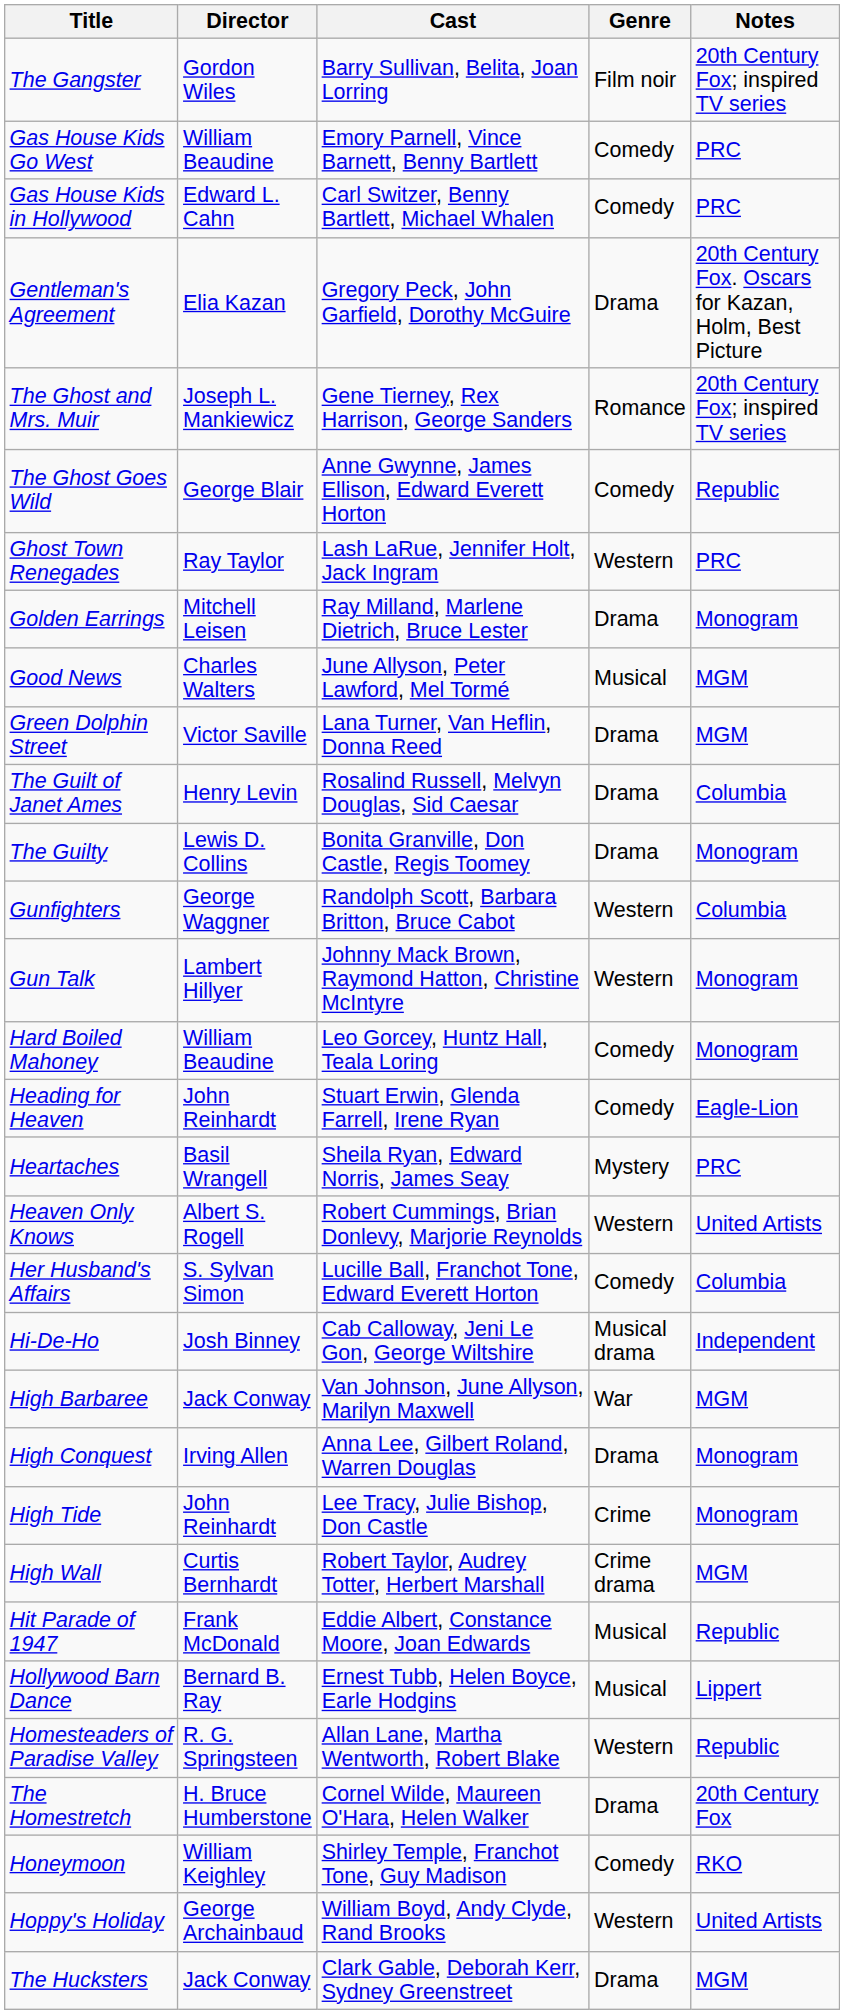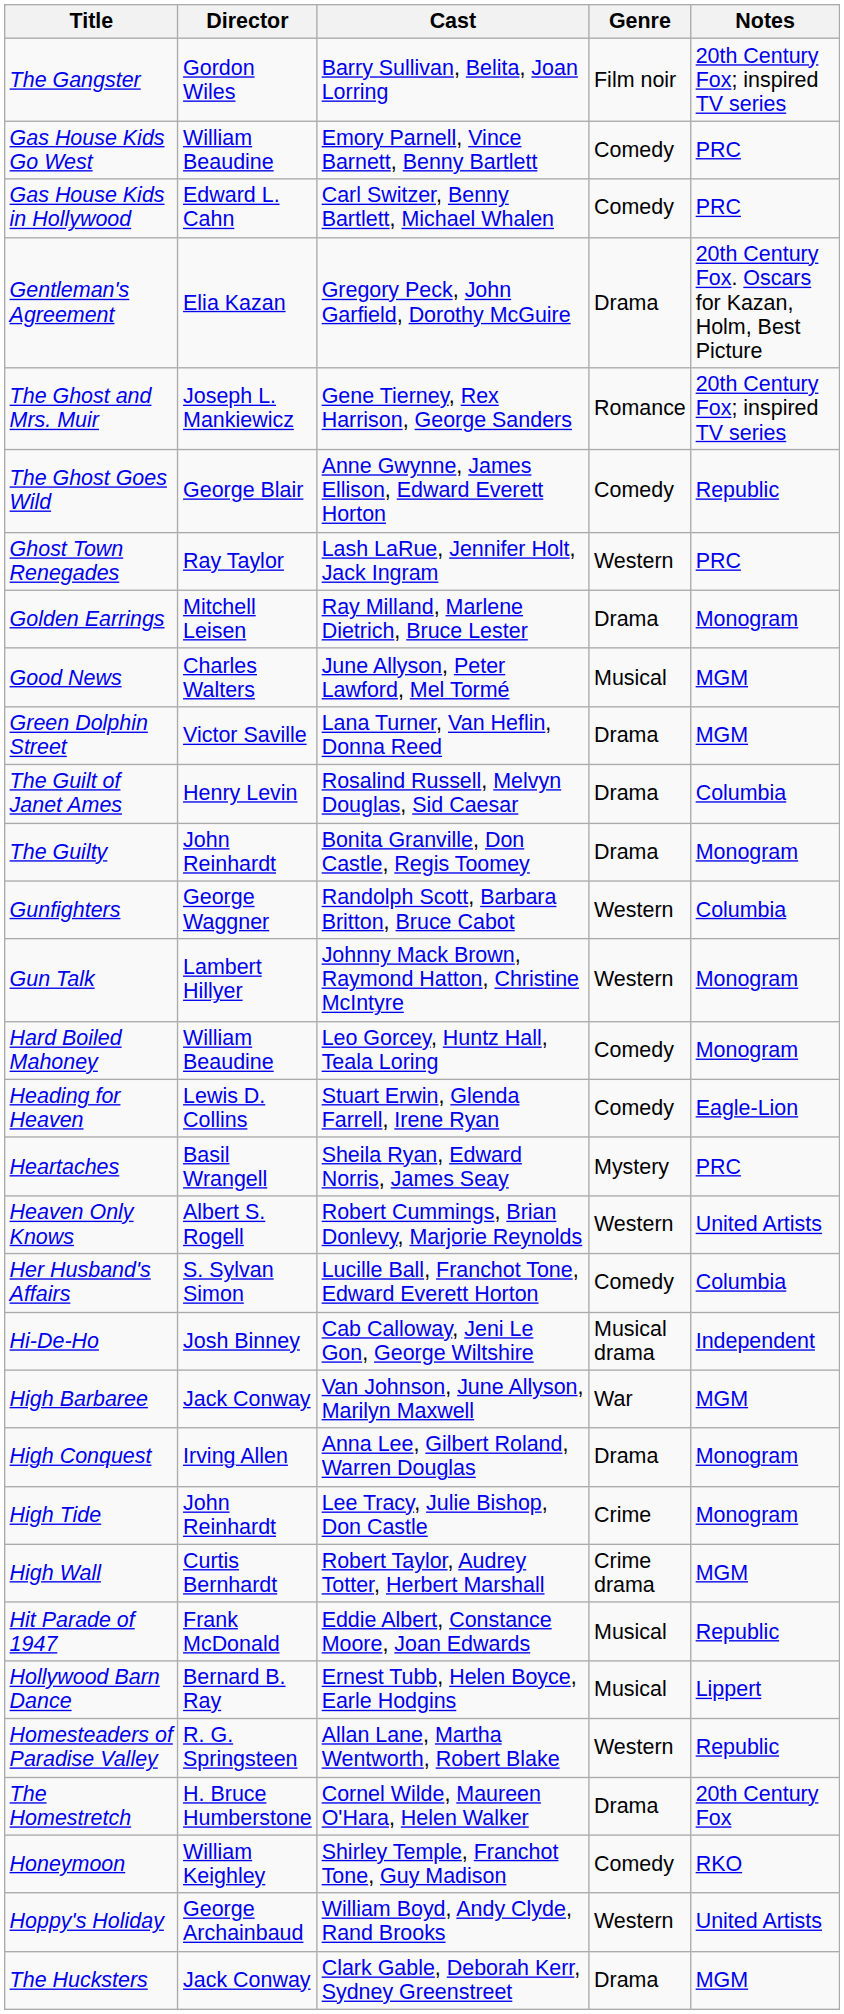(224, 851) Lewis D. Collins -> (230, 851) John Reinhardt
(230, 1108) John Reinhardt -> (224, 1108) Lewis D. Collins
